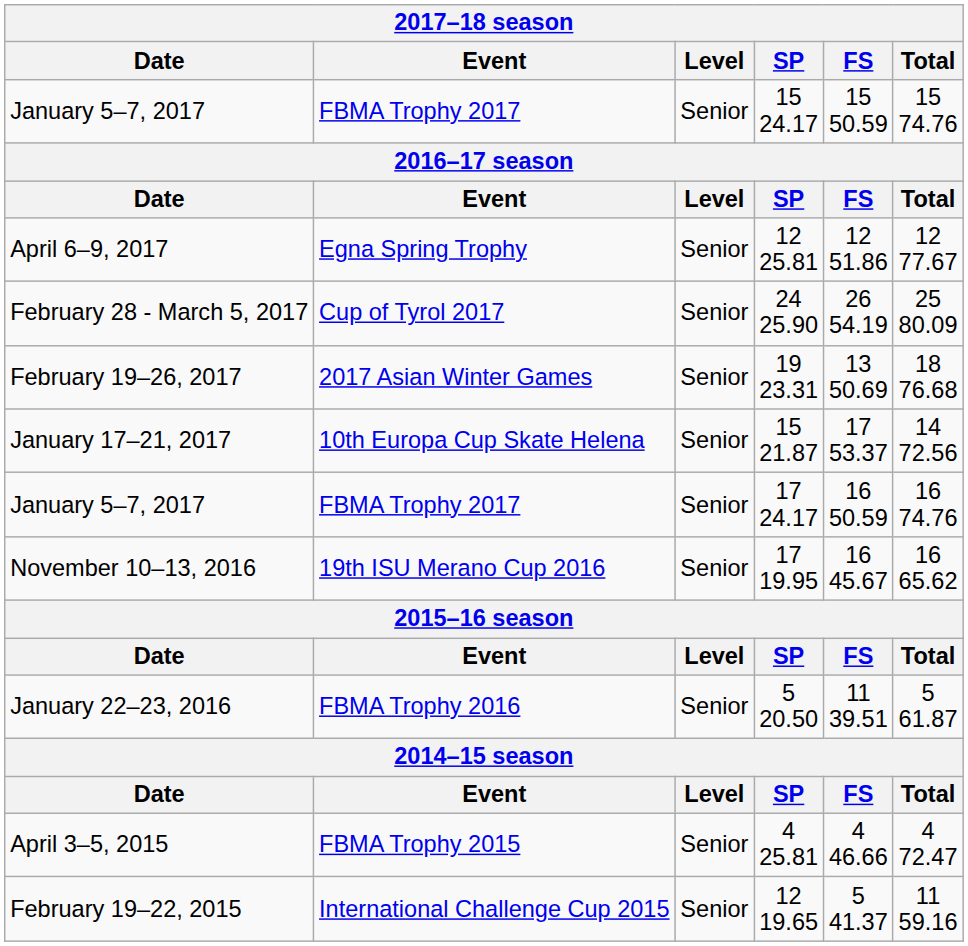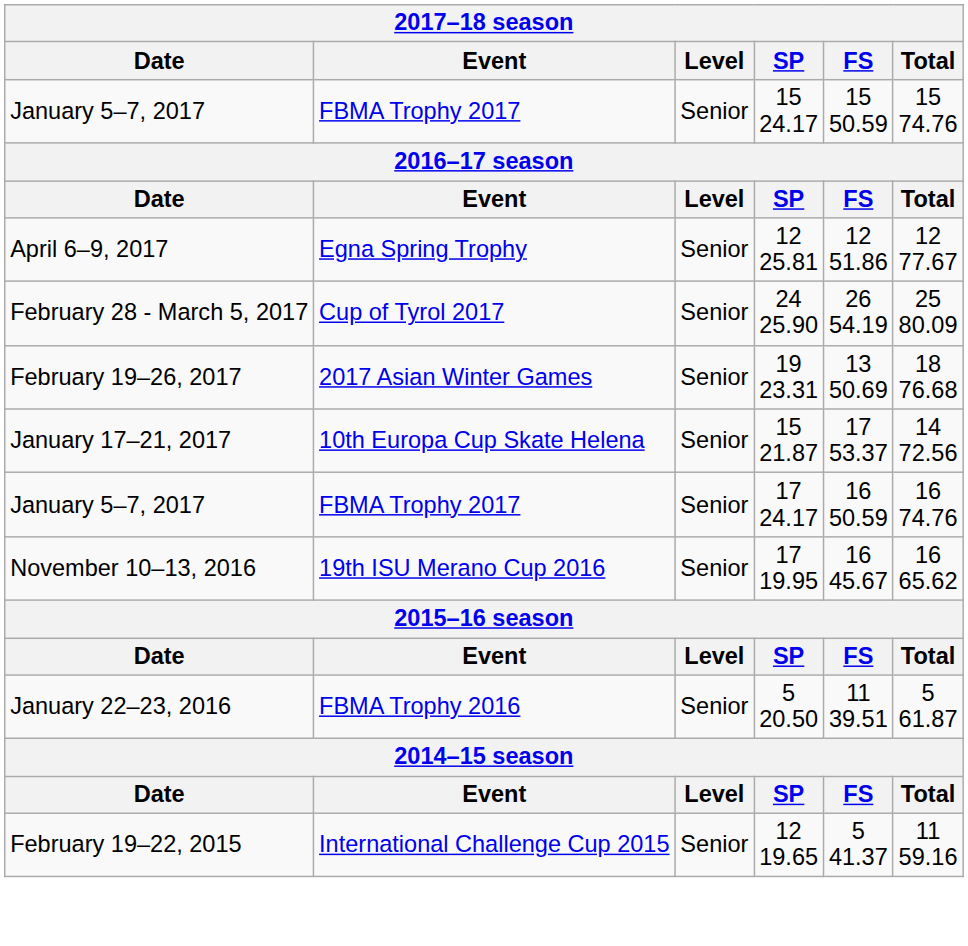- row: (89, 844)
